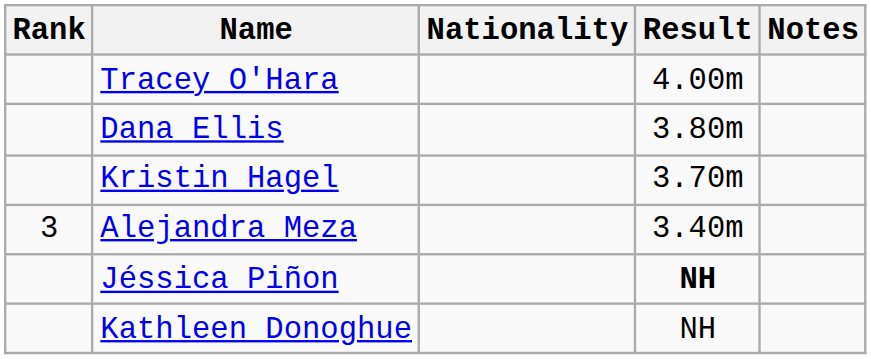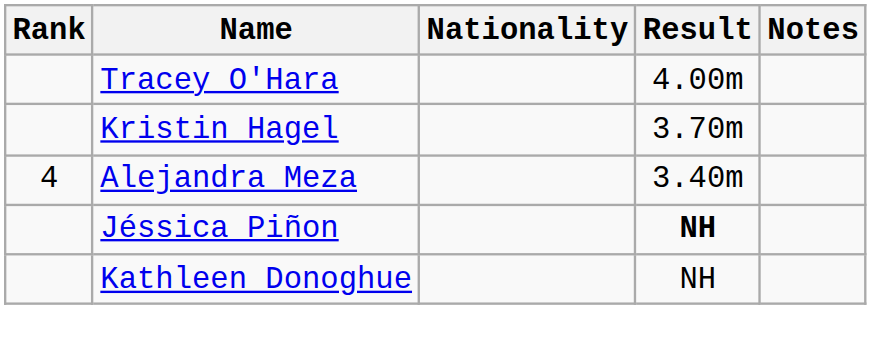- row: (192, 130)
(49, 229) 3 -> (49, 179) 4
